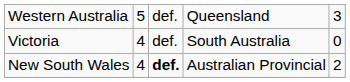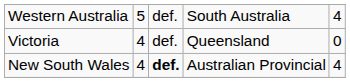(228, 16) Queensland -> (238, 16) South Australia
(337, 16) 3 -> (337, 16) 4
(238, 41) South Australia -> (228, 41) Queensland
(337, 65) 2 -> (337, 65) 4
